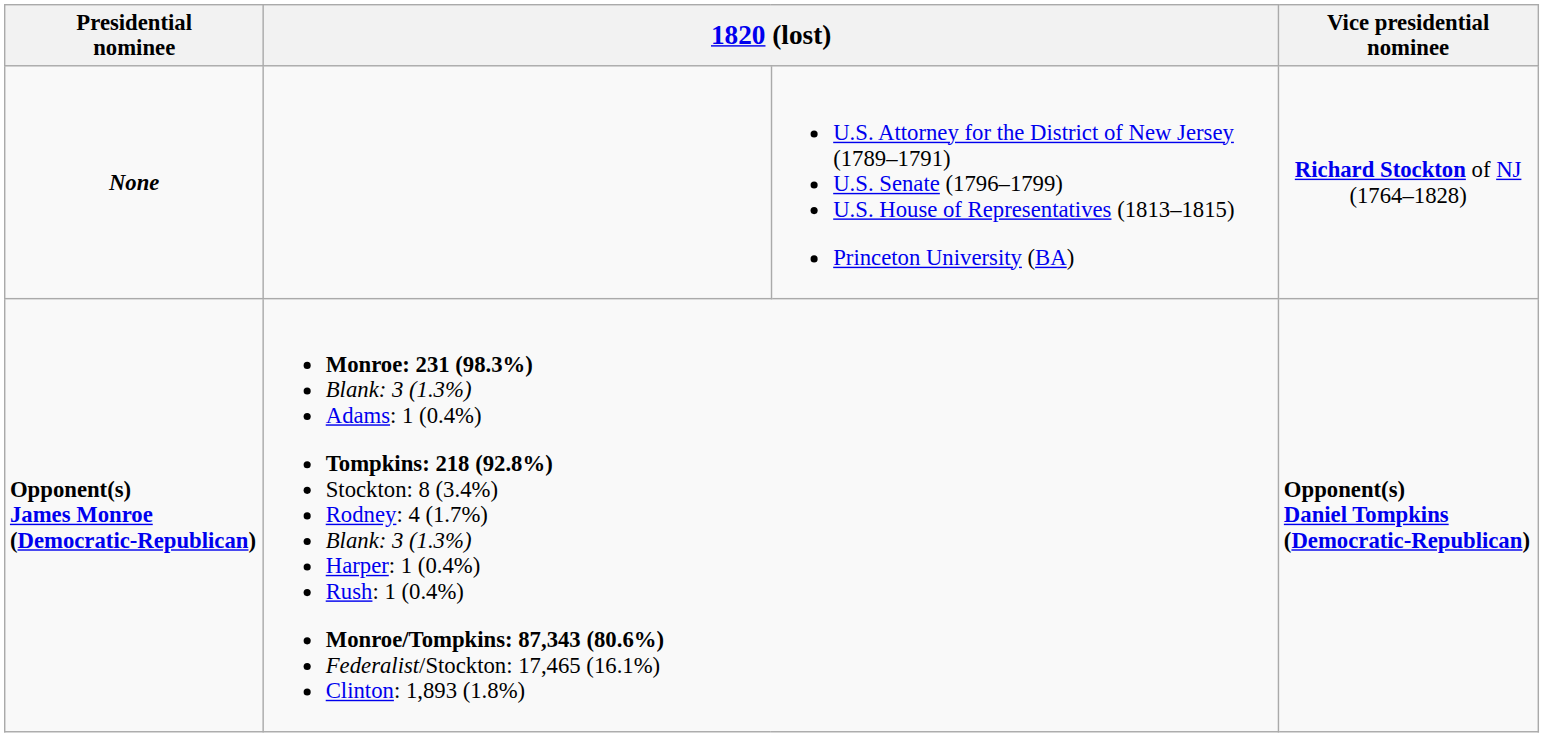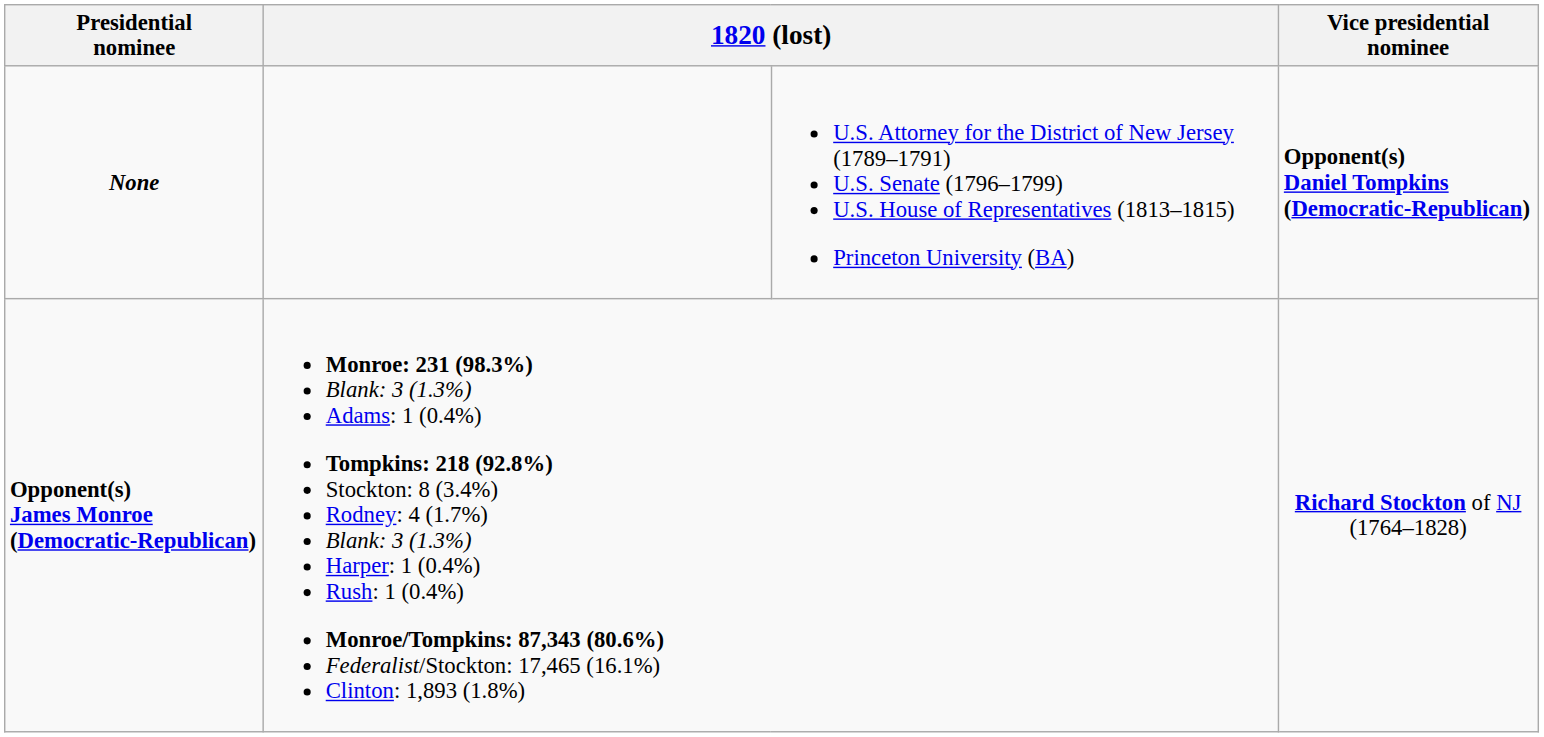(1408, 182) Richard Stockton of NJ (1764–1828) -> (1407, 182) Opponent(s) Daniel Tompkins (Democratic-Republican)
(1407, 514) Opponent(s) Daniel Tompkins (Democratic-Republican) -> (1408, 514) Richard Stockton of NJ (1764–1828)
